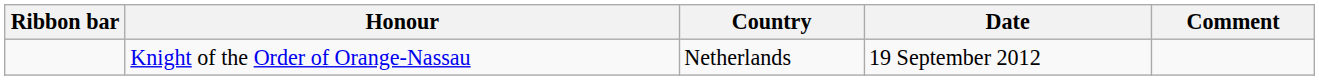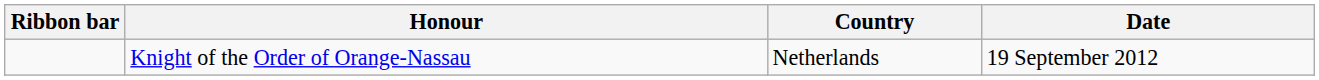- column: (1233, 22)
